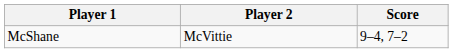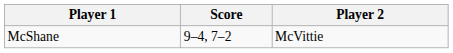columns swapped: (269, 15) <-> (403, 15)
